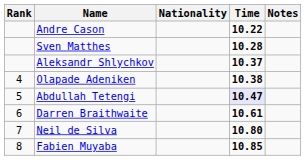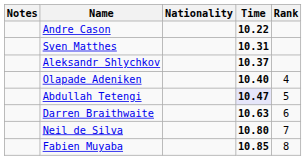columns swapped: (19, 13) <-> (283, 13)
(247, 46) 10.28 -> (253, 46) 10.31
(247, 80) 10.38 -> (253, 80) 10.40
(247, 113) 10.61 -> (253, 113) 10.63
